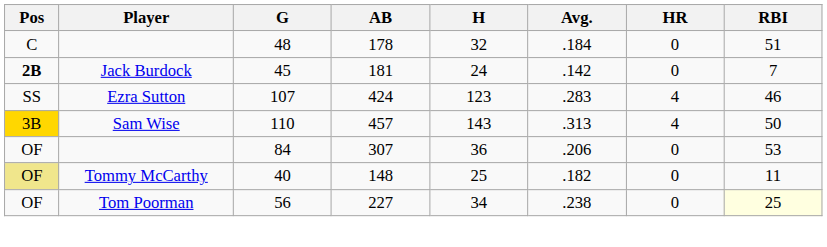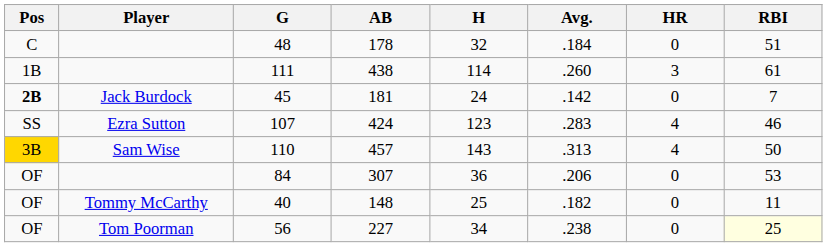+ row: (283, 70)
(32, 176) khaki background -> (32, 202) no background
